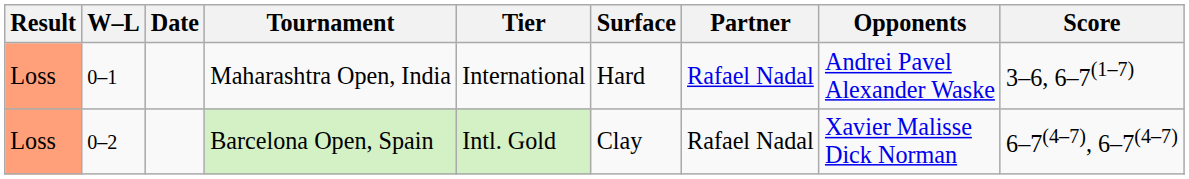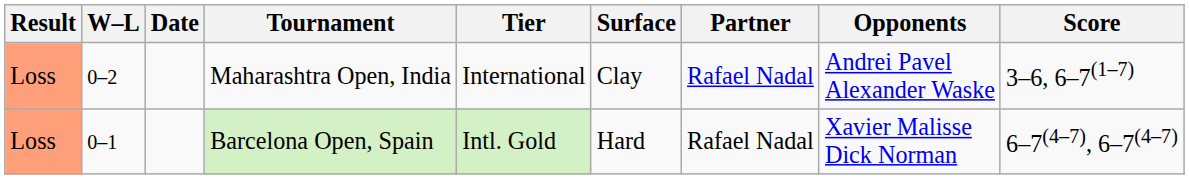(102, 77) 0–1 -> (102, 77) 0–2
(621, 75) Hard -> (620, 75) Clay
(102, 142) 0–2 -> (102, 142) 0–1
(620, 141) Clay -> (621, 141) Hard
